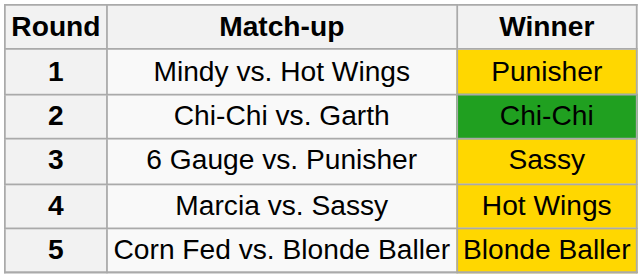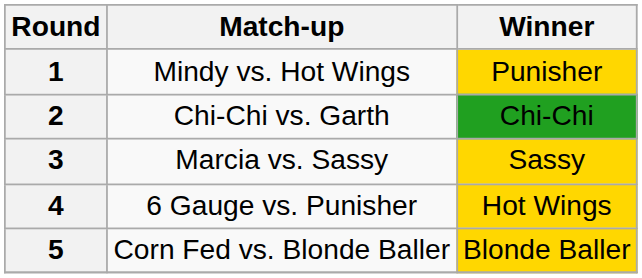(282, 160) 6 Gauge vs. Punisher -> (282, 160) Marcia vs. Sassy
(282, 205) Marcia vs. Sassy -> (282, 205) 6 Gauge vs. Punisher
